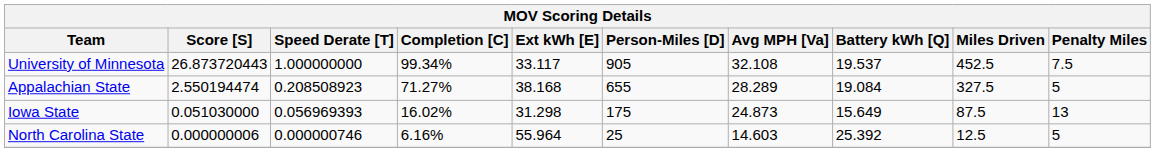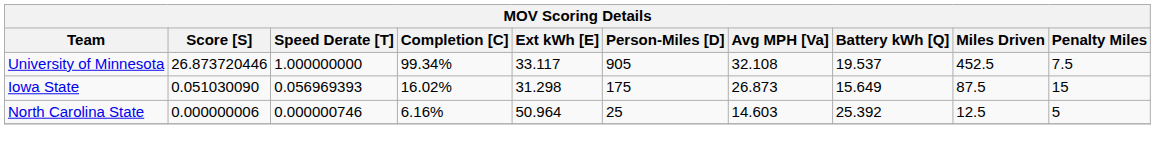(219, 64) 26.873720443 -> (219, 64) 26.873720446
- row: (69, 87)
(215, 111) 0.051030000 -> (215, 87) 0.051030090
(755, 111) 24.873 -> (755, 87) 26.873
(1060, 111) 13 -> (1060, 87) 15
(538, 135) 55.964 -> (538, 111) 50.964
